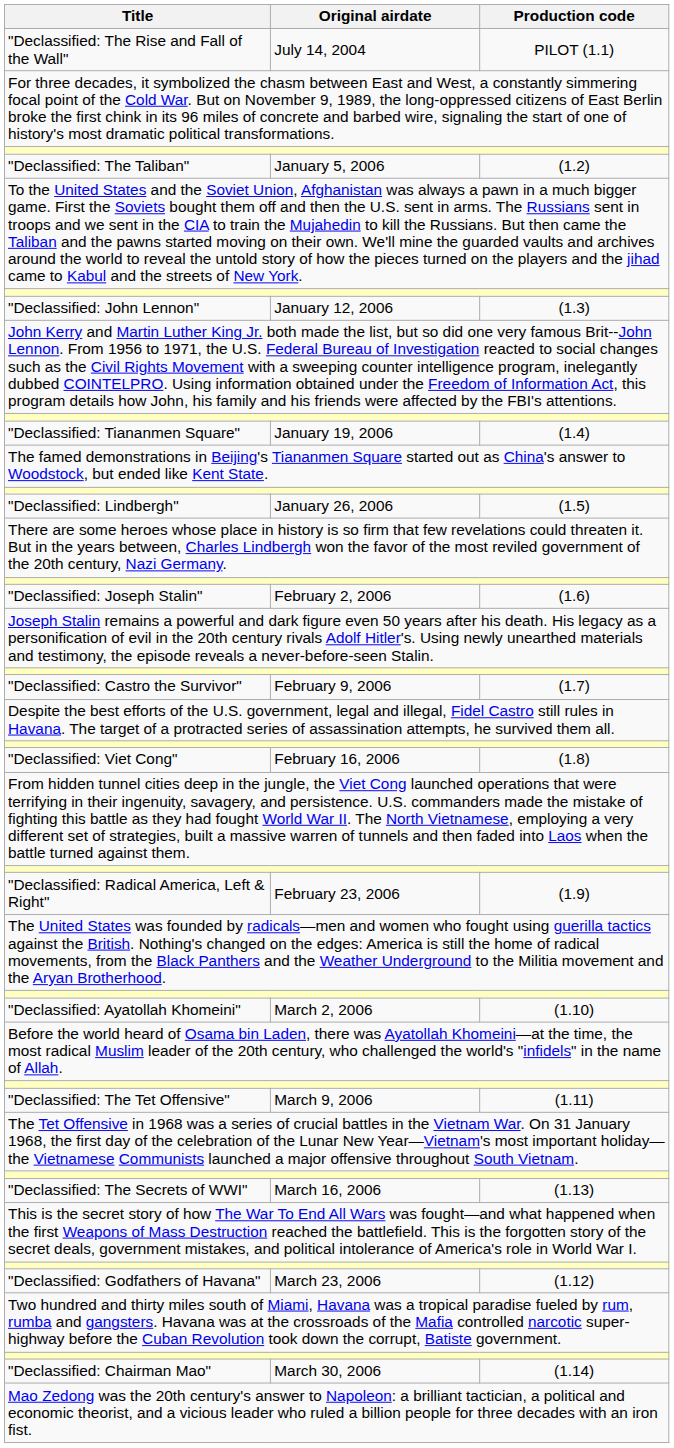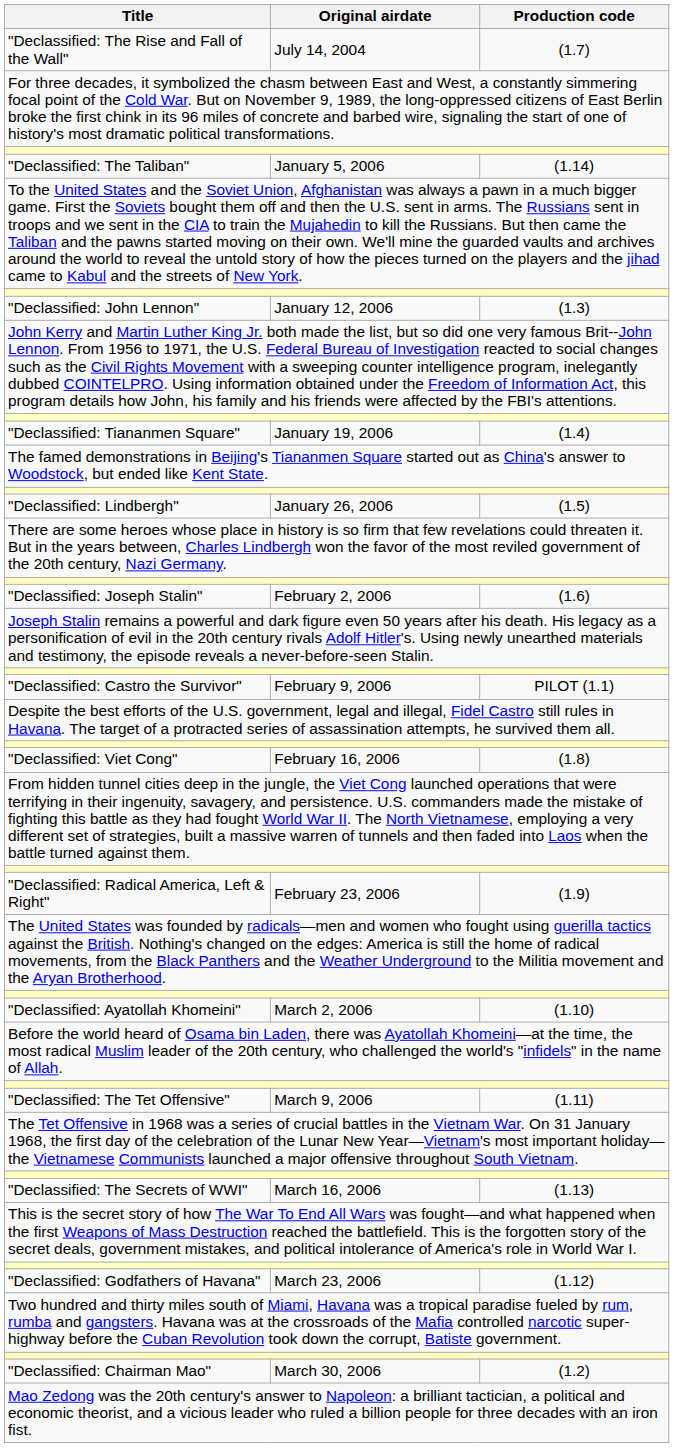(574, 49) PILOT (1.1) -> (574, 49) (1.7)
(574, 165) (1.2) -> (574, 165) (1.14)
(574, 686) (1.7) -> (574, 686) PILOT (1.1)
(574, 1371) (1.14) -> (574, 1371) (1.2)
